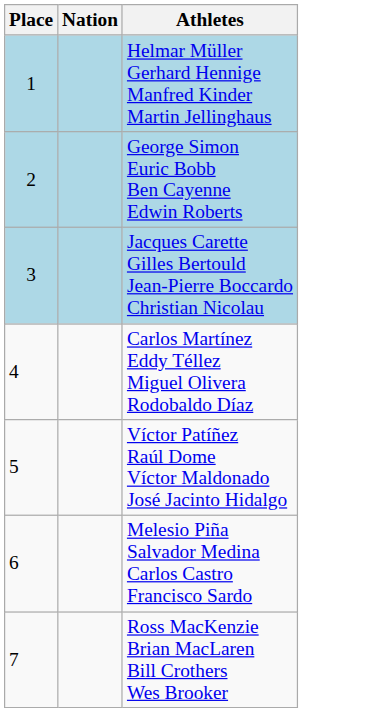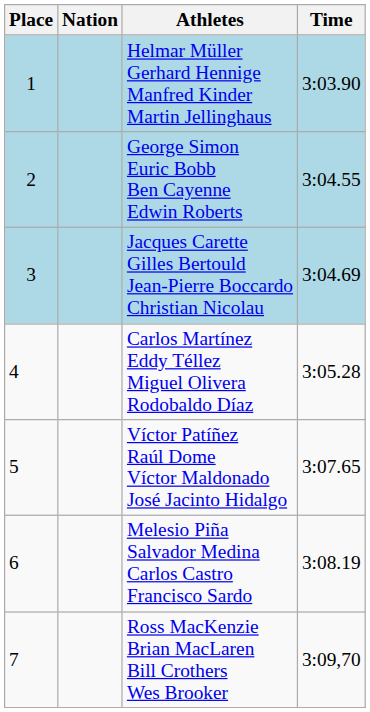+ column: (331, 19)
